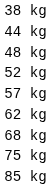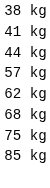+ row: (26, 32)
- row: (26, 53)
- row: (26, 74)
